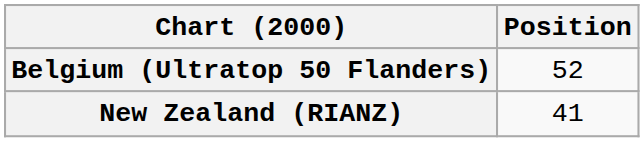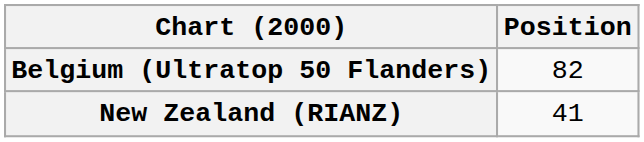(568, 70) 52 -> (568, 70) 82
